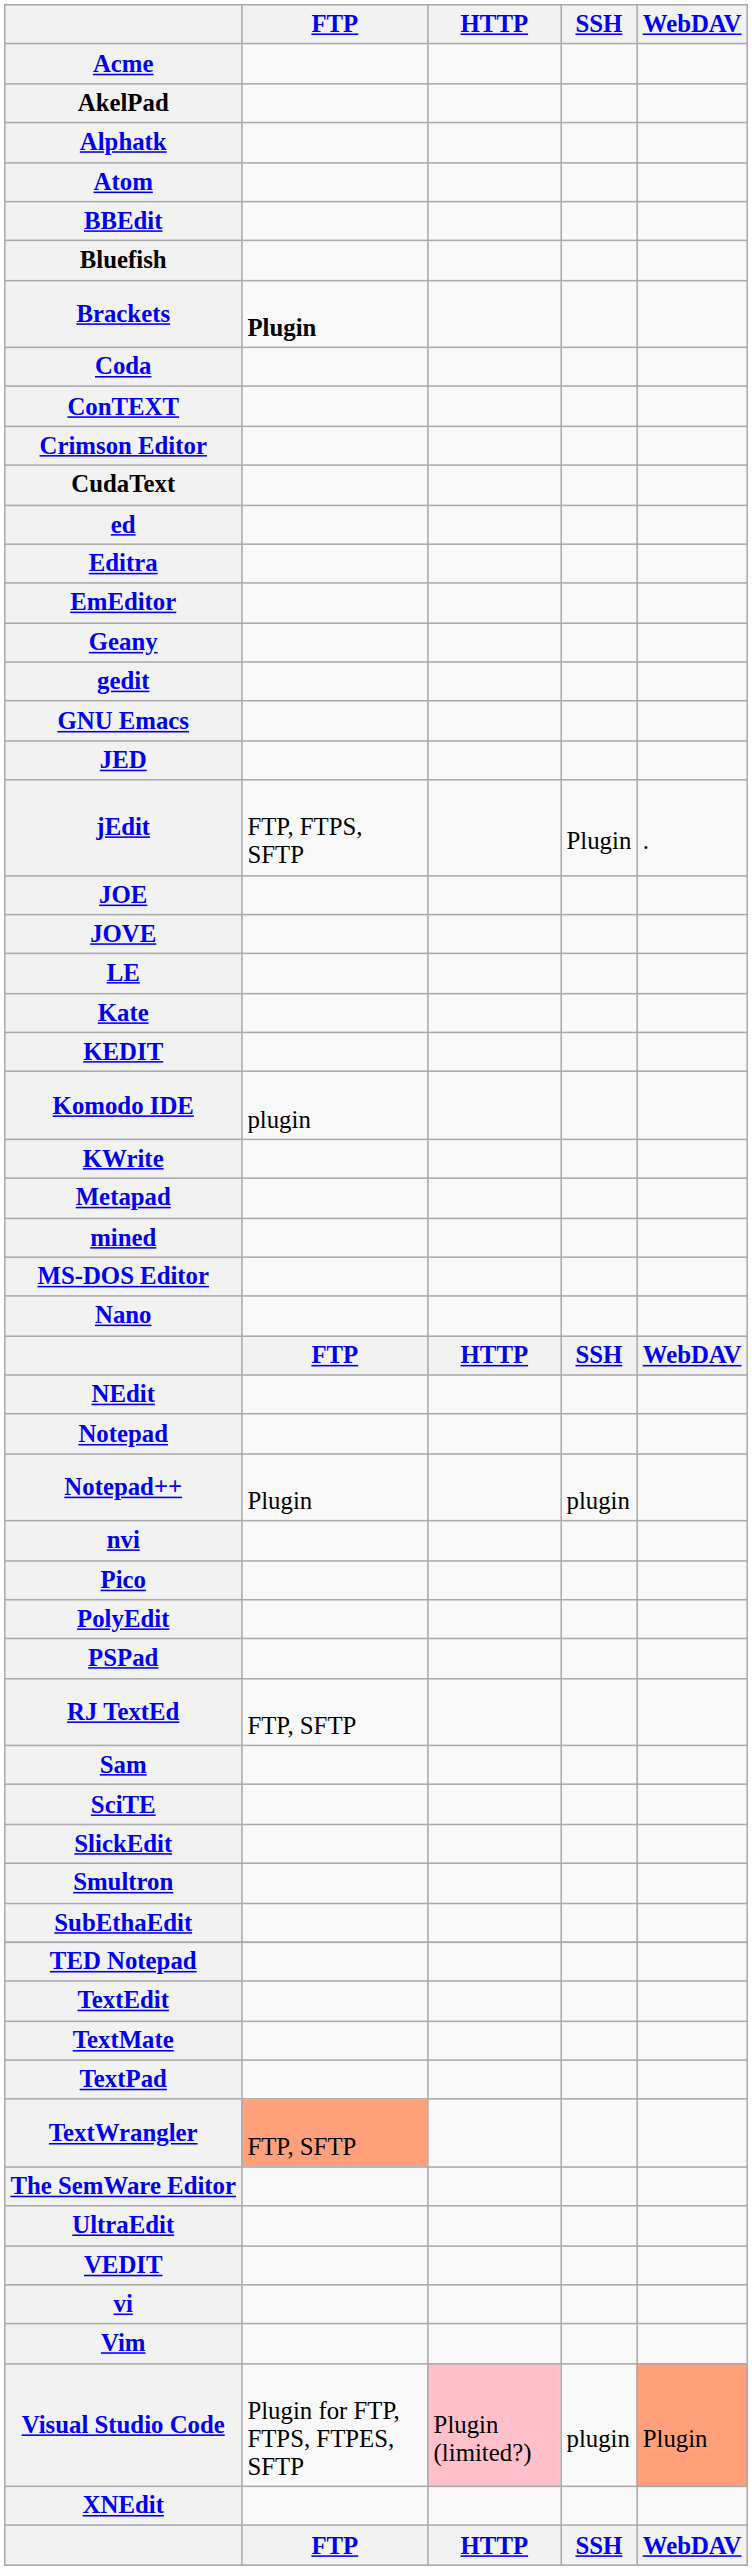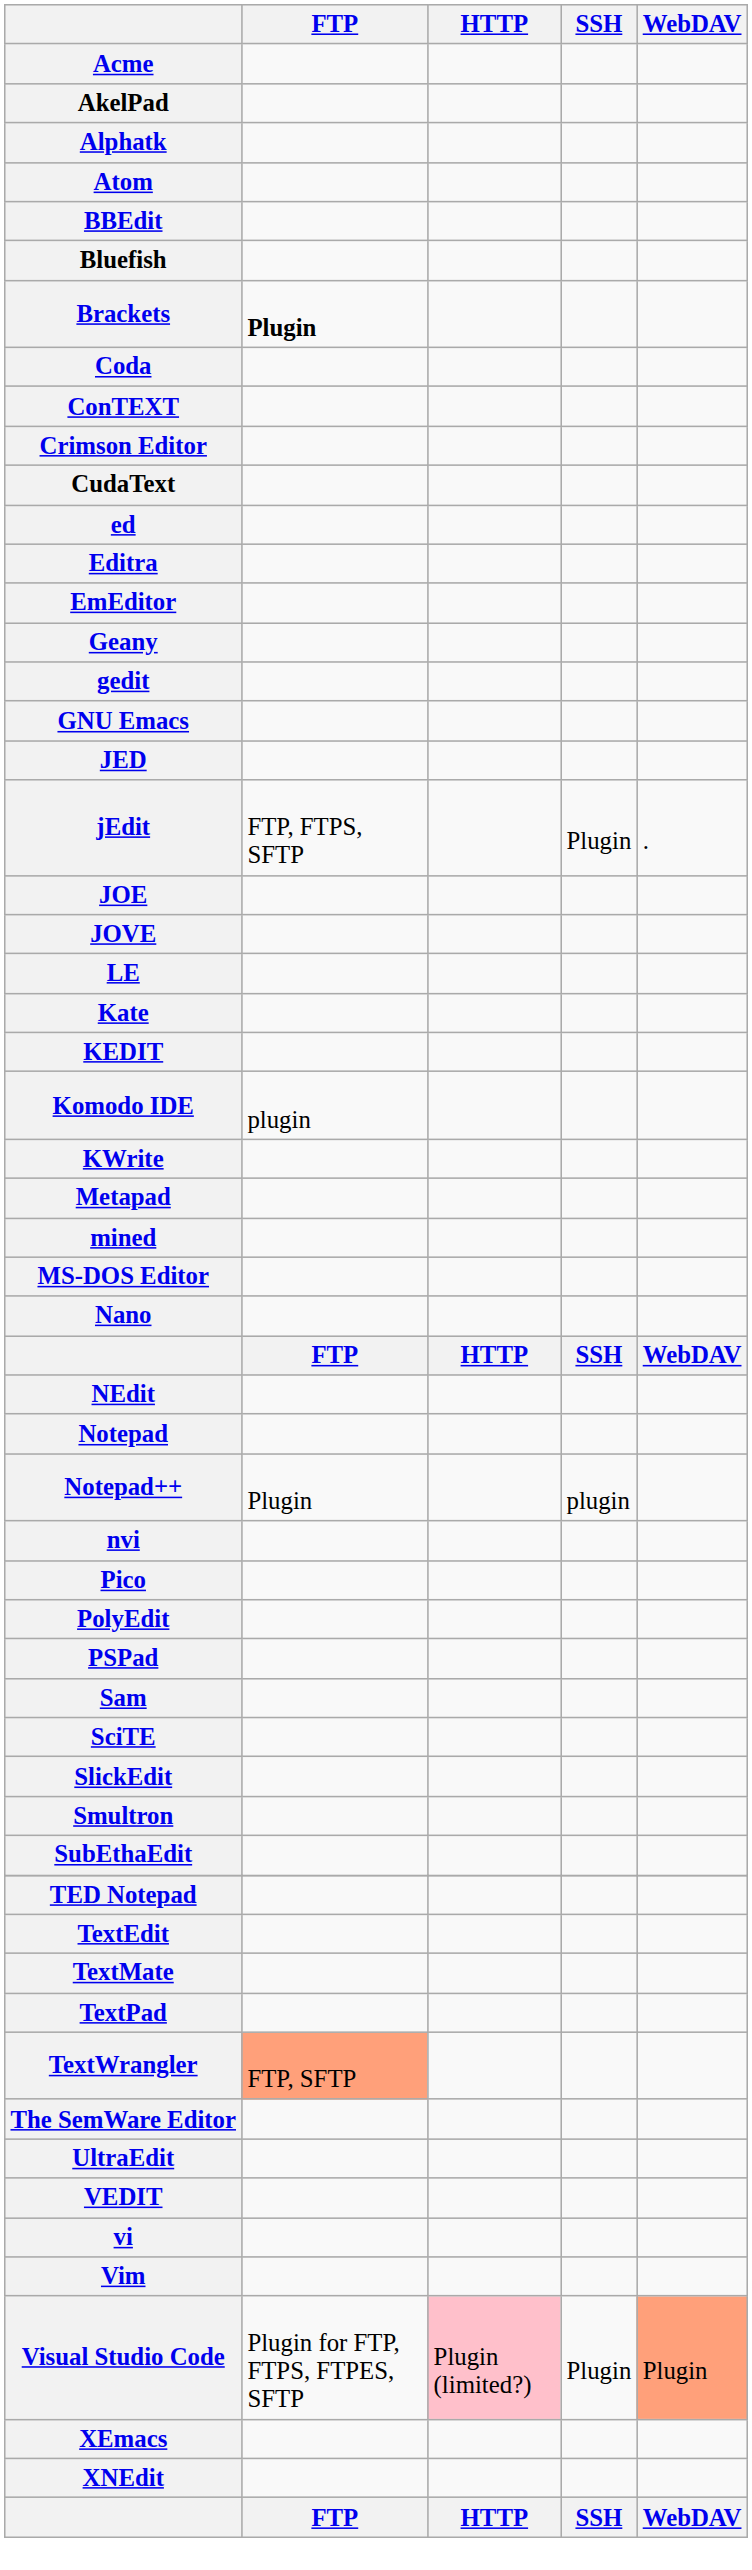- row: (123, 1711)
(598, 2438) plugin -> (599, 2371) Plugin
+ row: (123, 2438)
